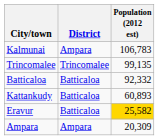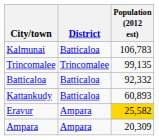(76, 49) Ampara -> (80, 49) Batticaloa
(80, 111) Batticaloa -> (76, 111) Ampara
